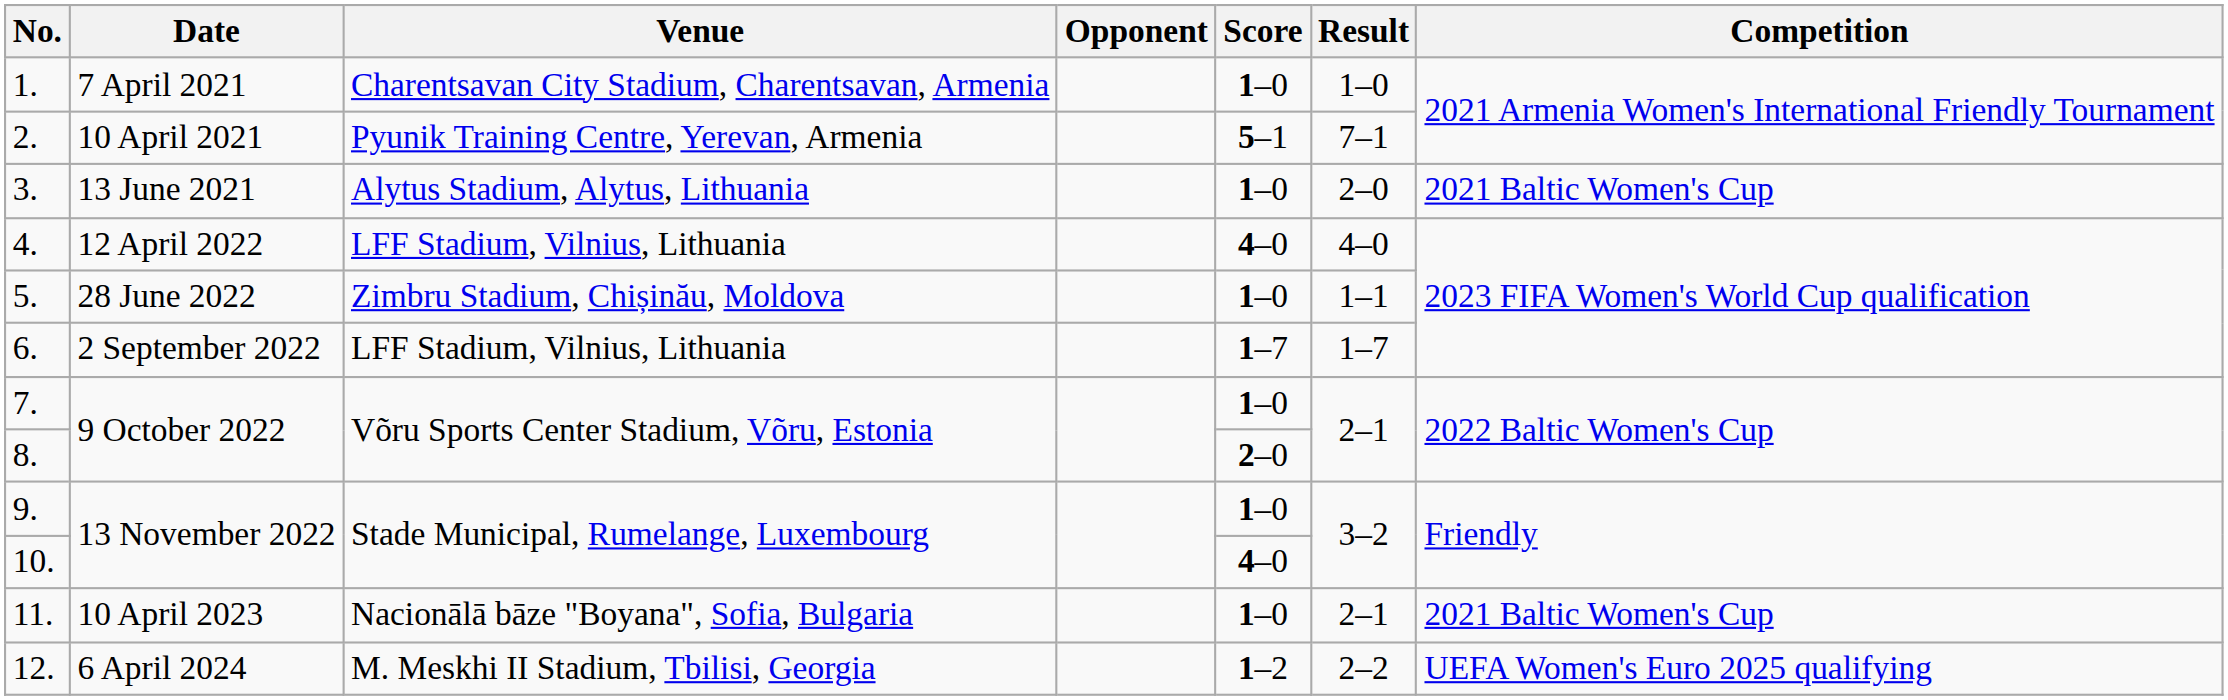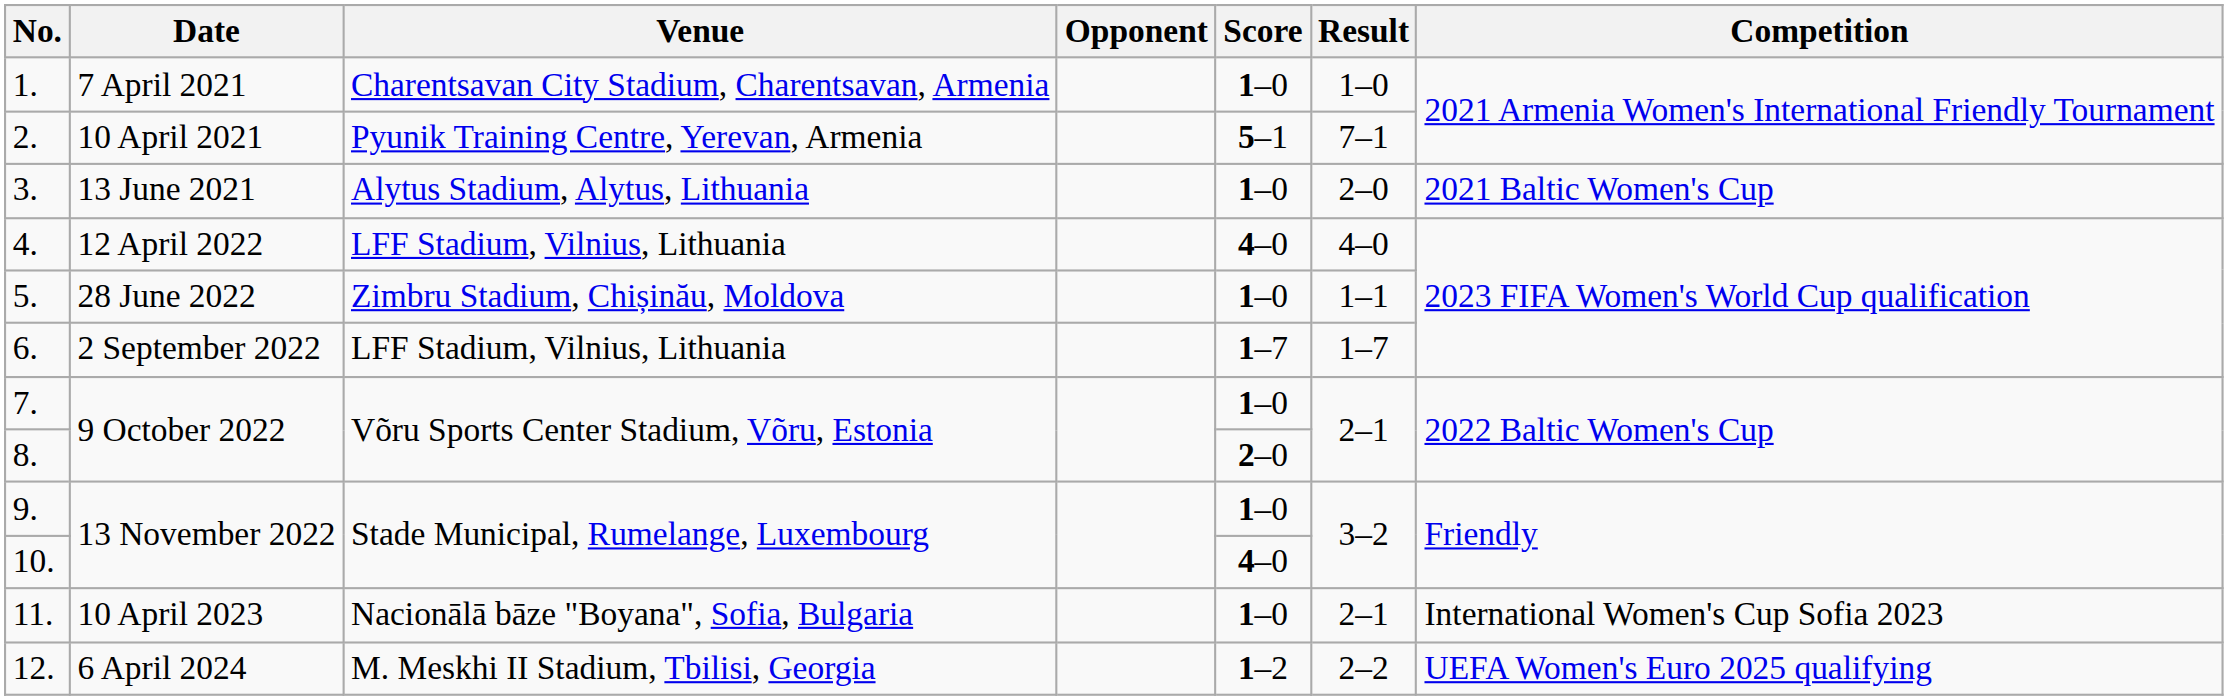(1599, 614) 2021 Baltic Women's Cup -> (1684, 614) International Women's Cup Sofia 2023
